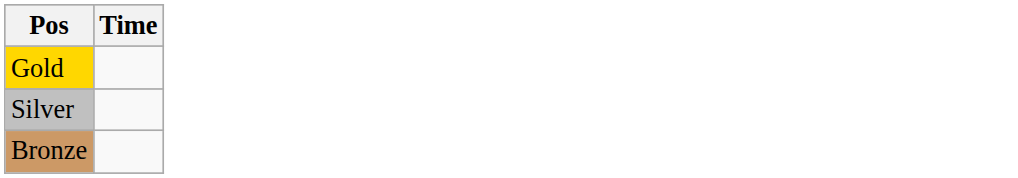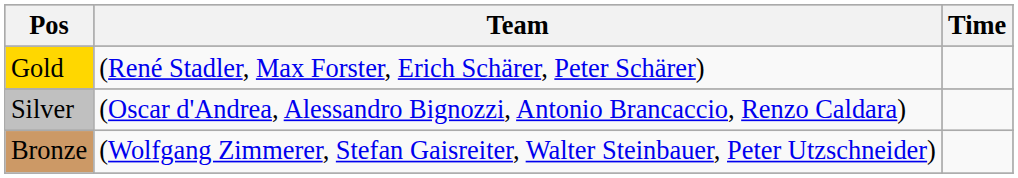+ column: (518, 25)
